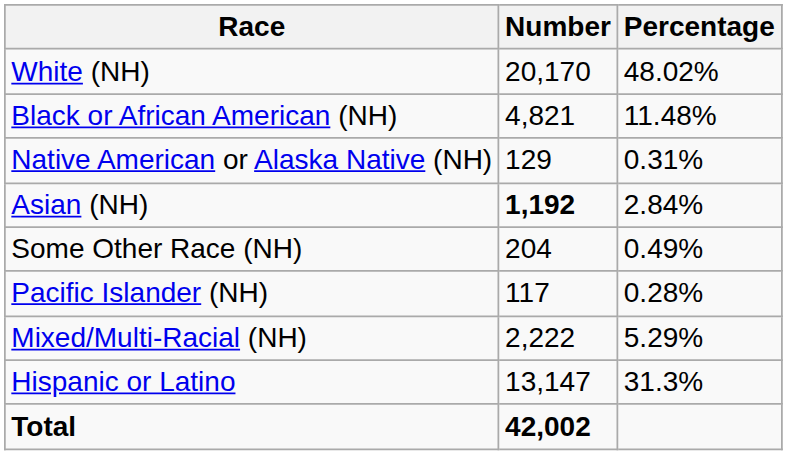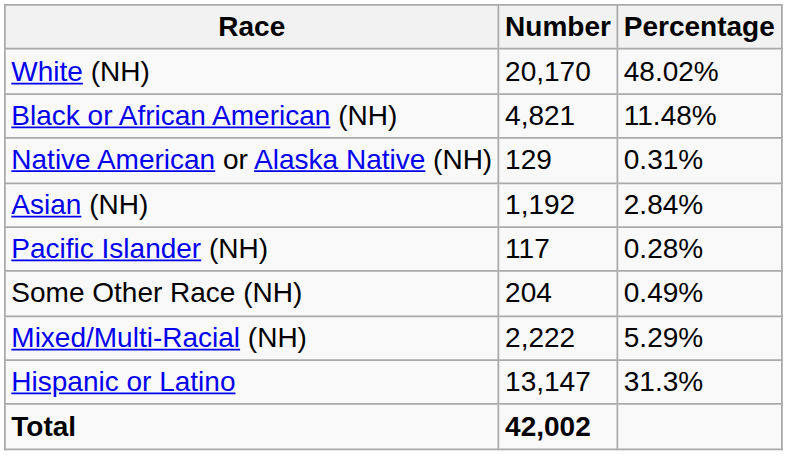(540, 204) bold -> (540, 204) normal
rows swapped: (140, 293) <-> (157, 248)
